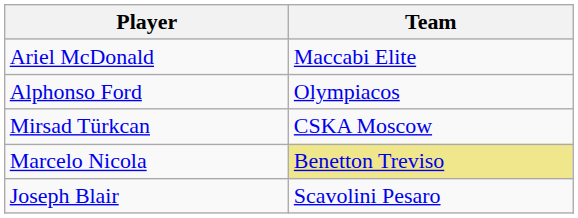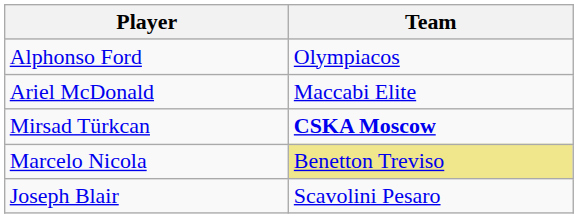rows swapped: (82, 56) <-> (76, 91)
(363, 126) normal -> (365, 126) bold
